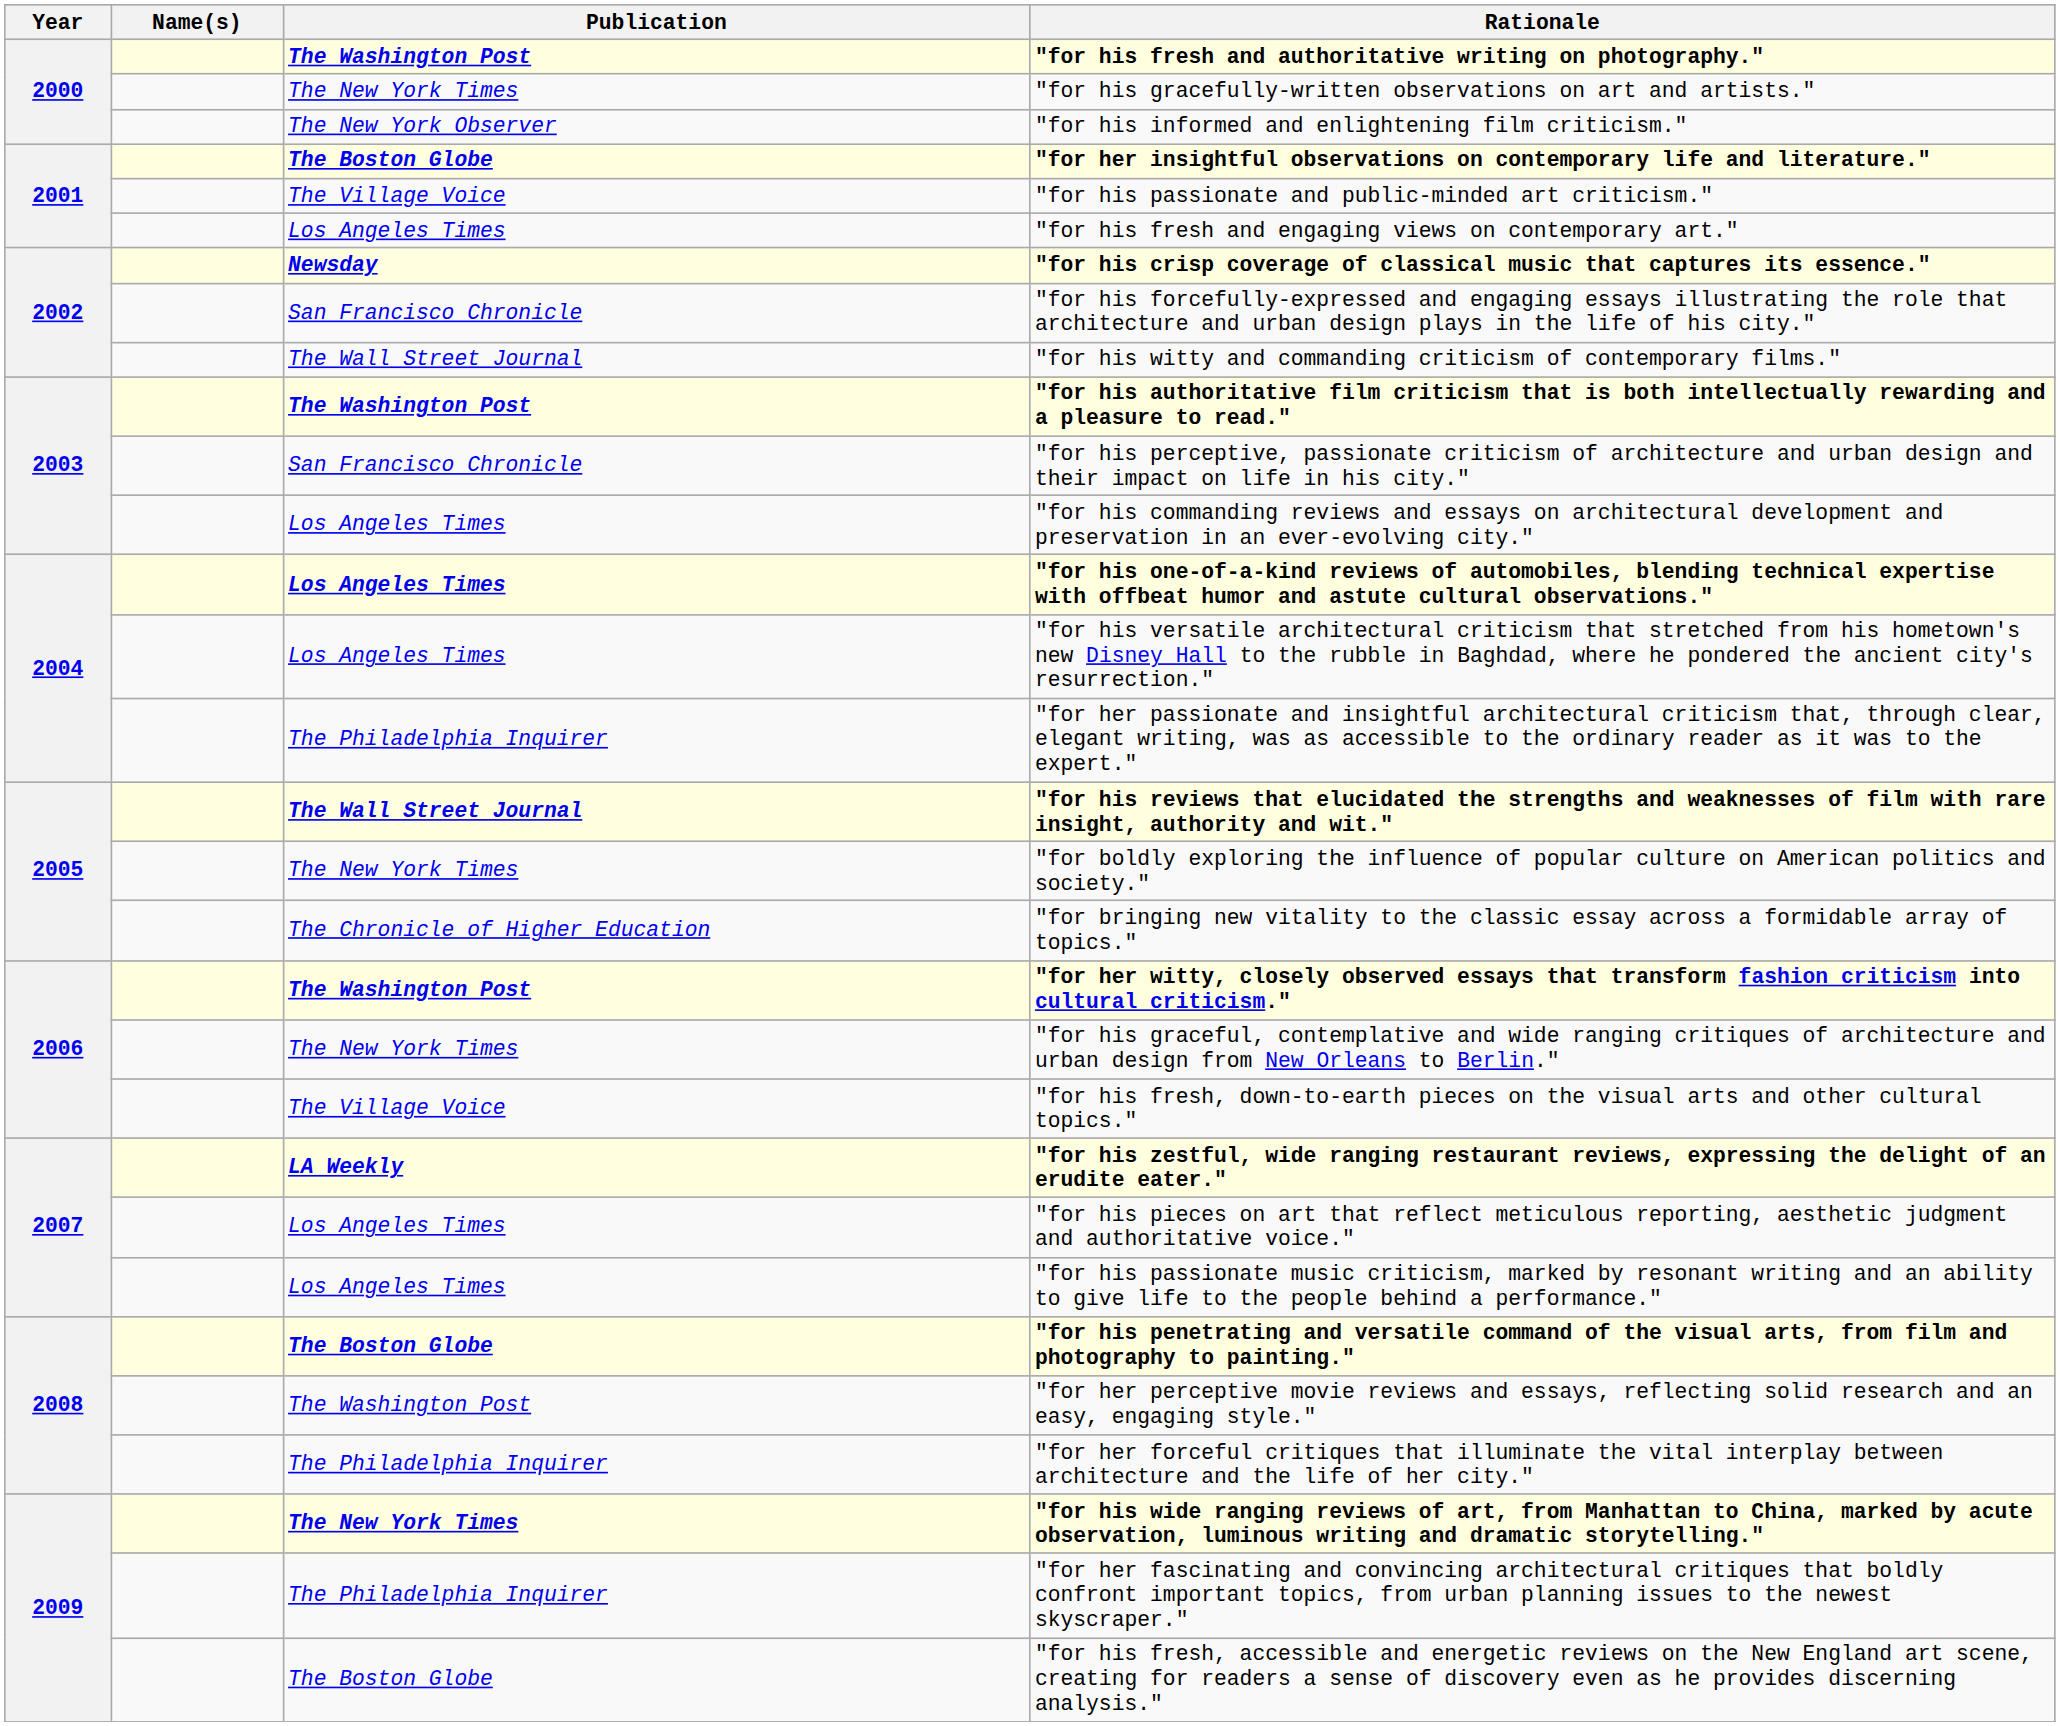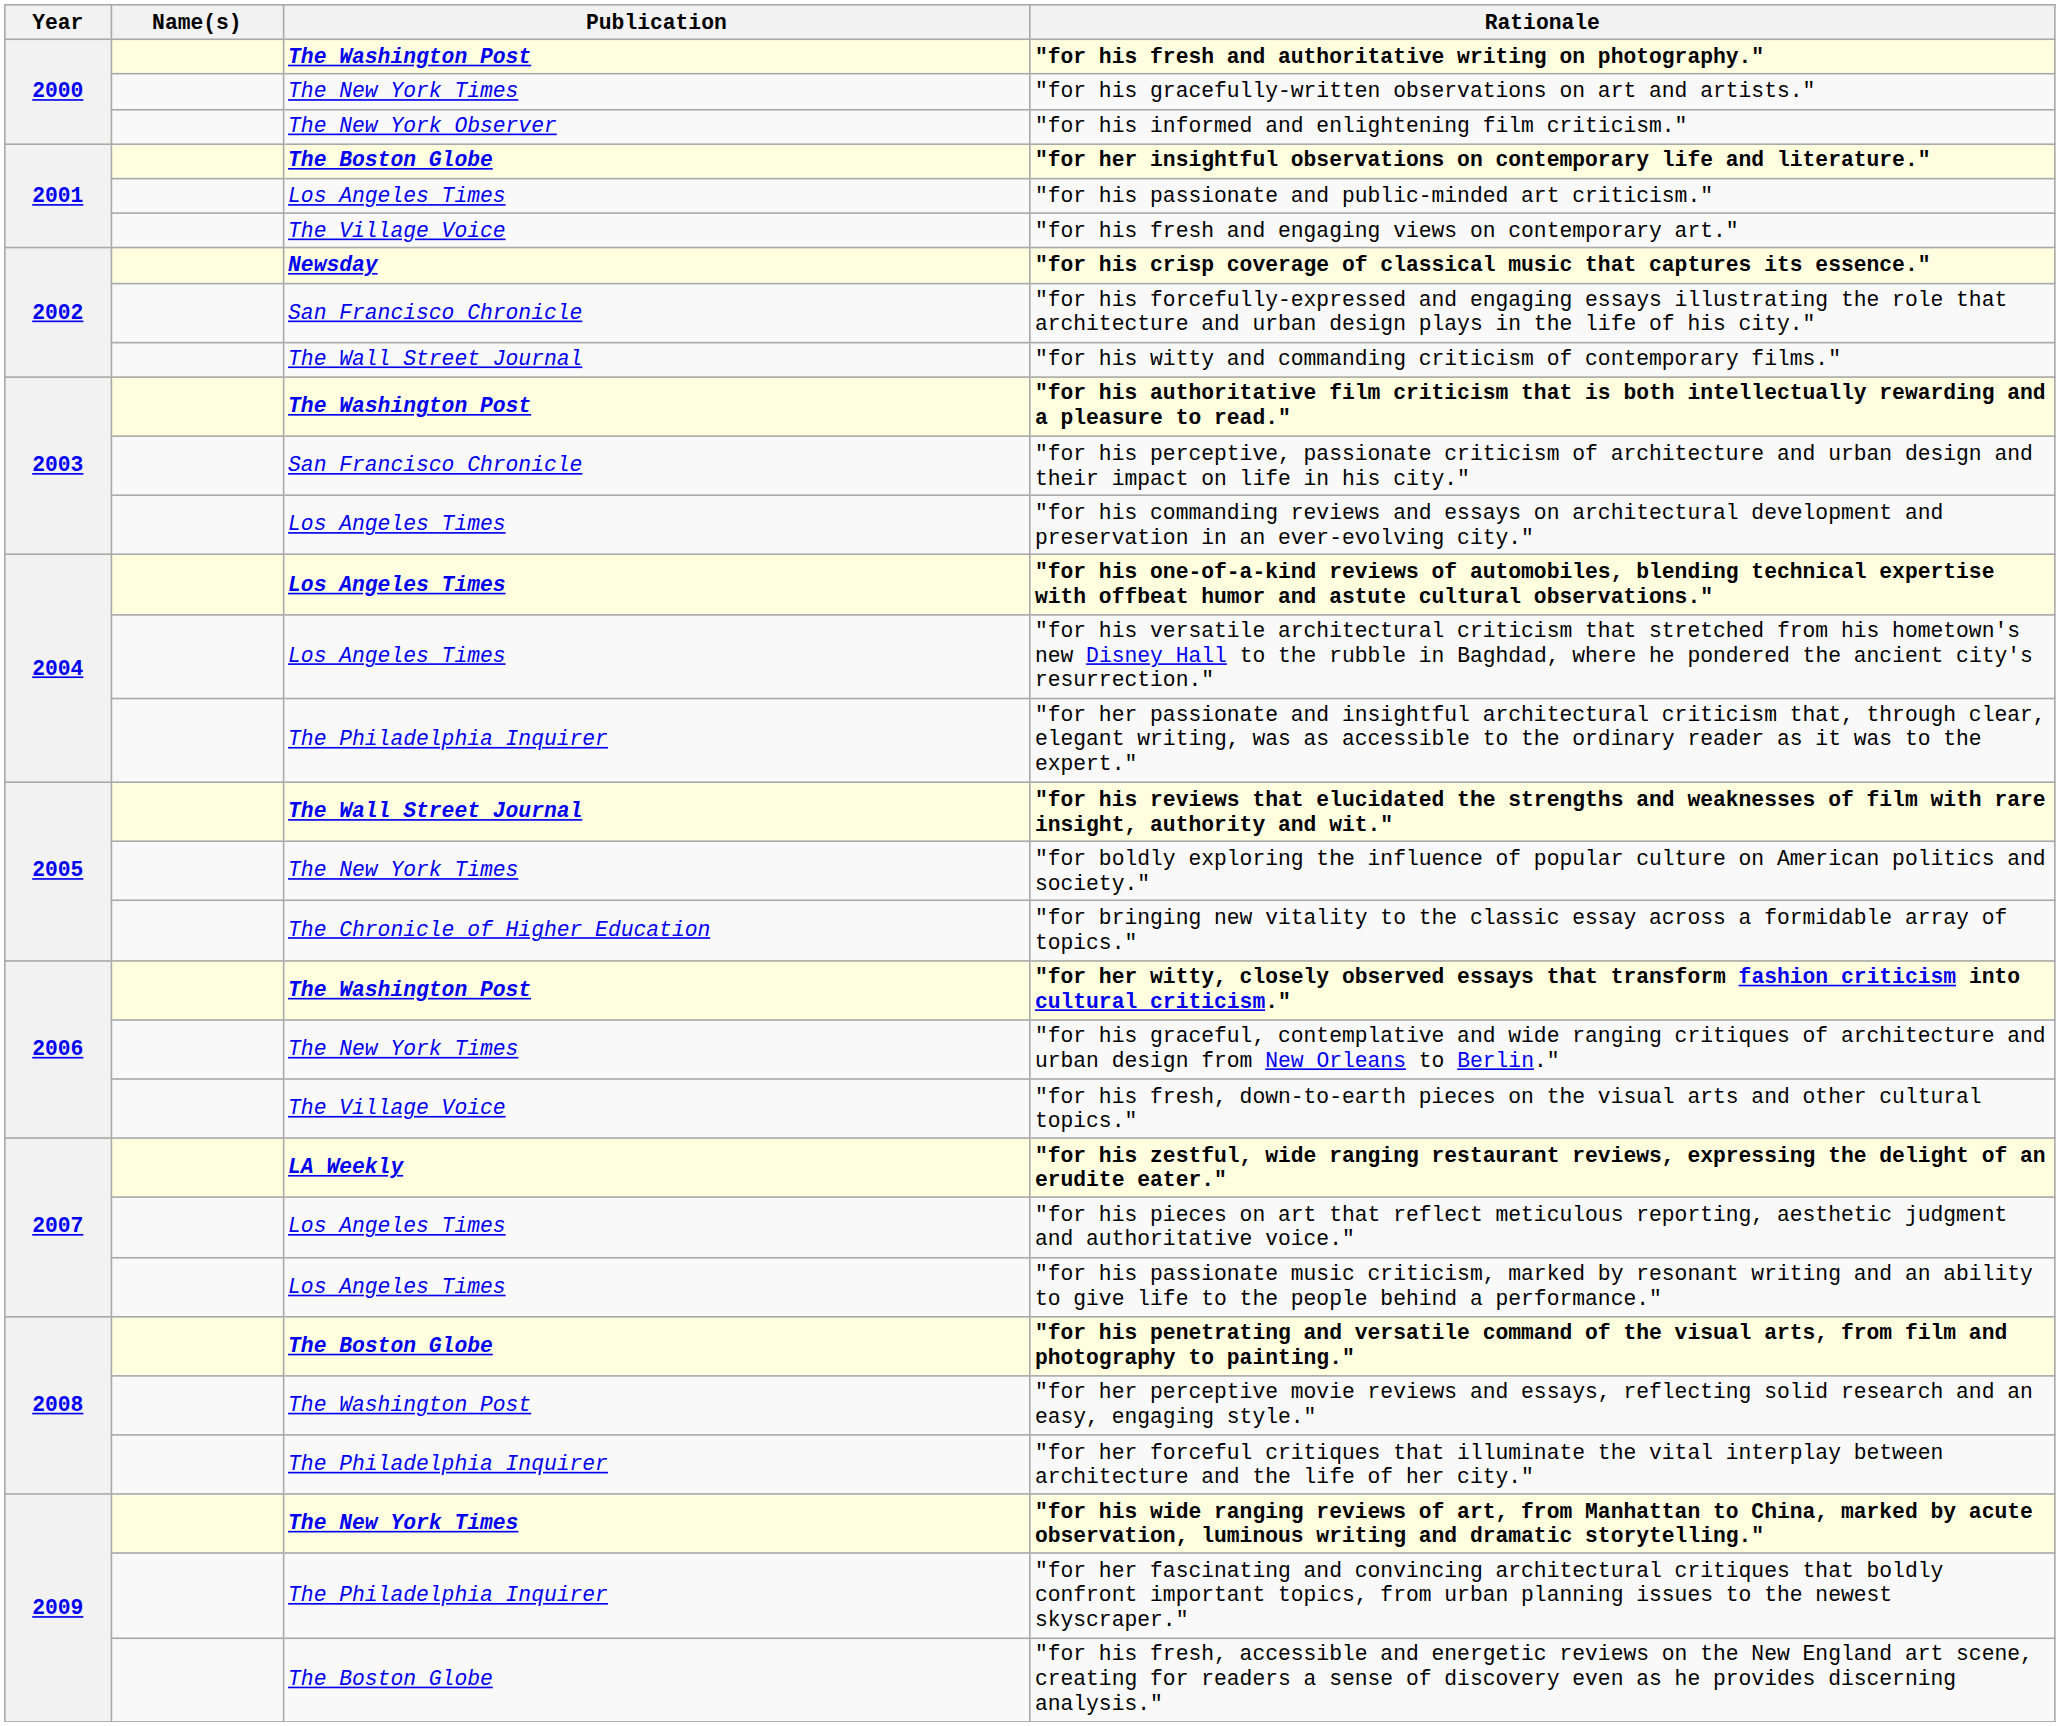(397, 196) The Village Voice -> (397, 196) Los Angeles Times
(397, 231) Los Angeles Times -> (397, 231) The Village Voice
